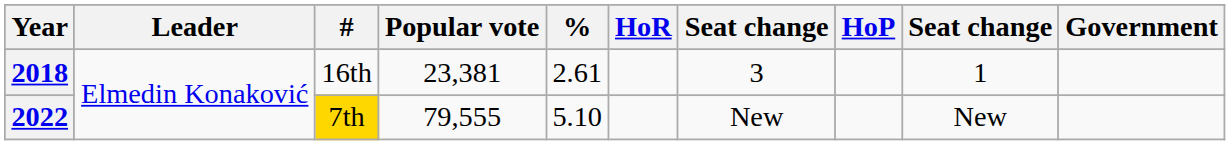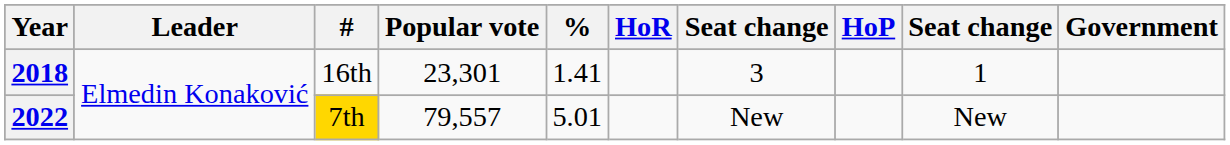(462, 71) 23,381 -> (462, 71) 23,301
(577, 71) 2.61 -> (577, 71) 1.41
(462, 116) 79,555 -> (462, 116) 79,557
(577, 116) 5.10 -> (577, 116) 5.01
